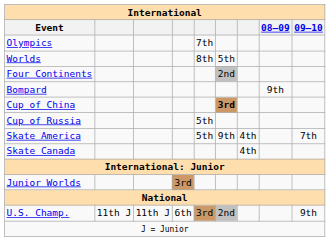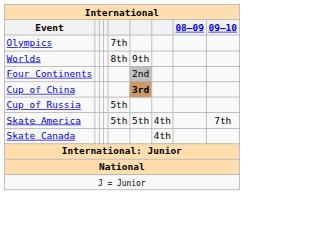(226, 58) 5th -> (141, 58) 9th
- row: (27, 89)
(226, 136) 9th -> (141, 120) 5th
- row: (44, 182)
- row: (38, 213)
